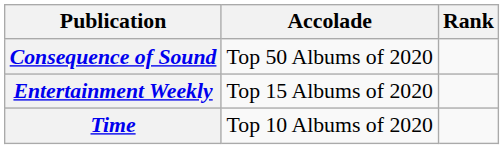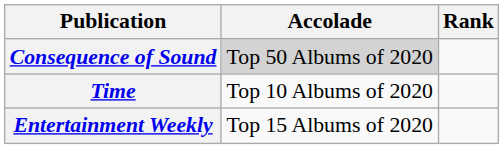(330, 56) no background -> (330, 56) lightgrey background
rows swapped: (113, 90) <-> (113, 125)
